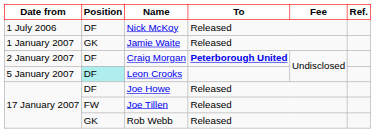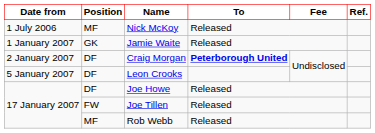(90, 27) DF -> (91, 27) MF
(90, 74) paleturquoise background -> (90, 74) no background
(91, 120) GK -> (91, 120) MF
